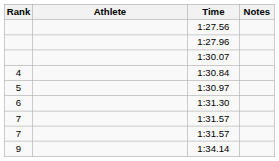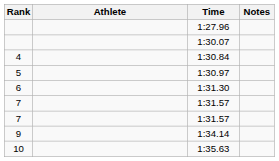- row: (19, 27)
+ row: (19, 149)
